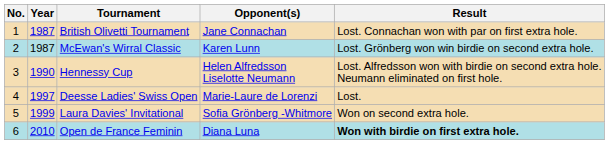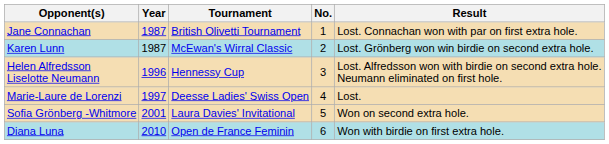columns swapped: (16, 13) <-> (267, 13)
(42, 72) 1990 -> (154, 72) 1996
(42, 114) 1999 -> (154, 114) 2001
(428, 131) bold -> (421, 131) normal
